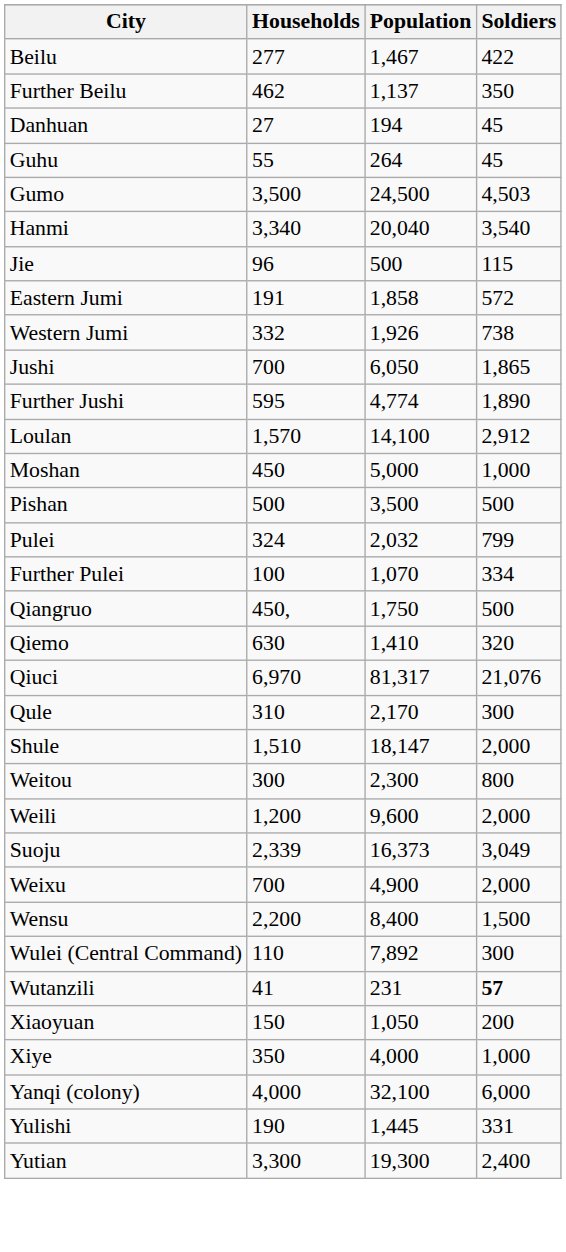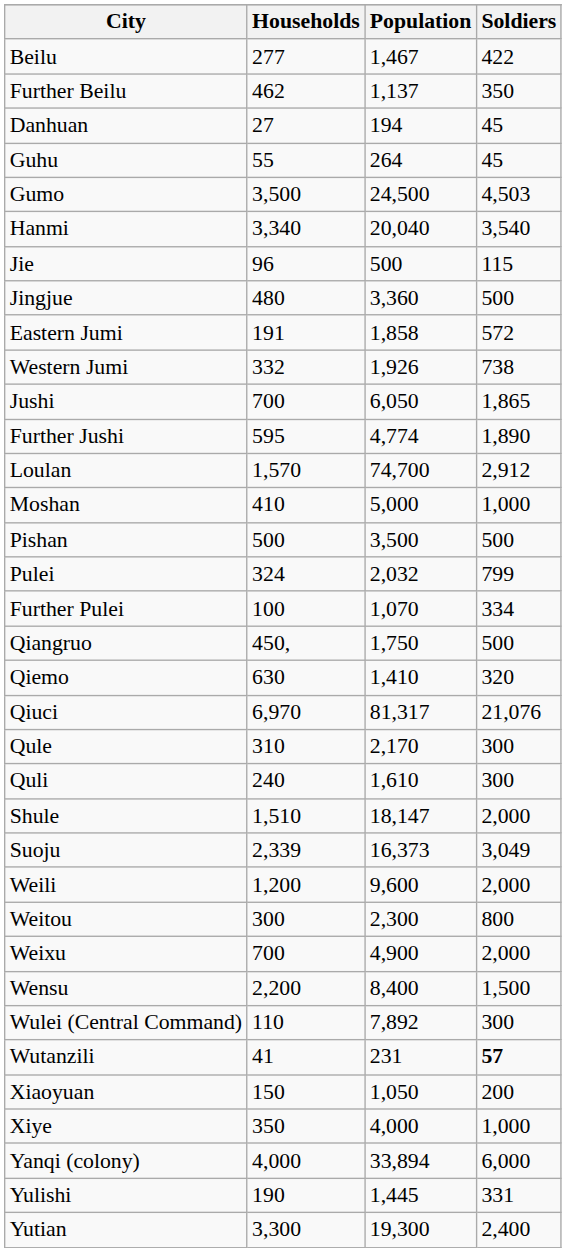+ row: (41, 297)
(400, 435) 14,100 -> (400, 470) 74,700
(268, 470) 450 -> (268, 504) 410
+ row: (29, 780)
rows swapped: (35, 849) <-> (41, 780)
(400, 1091) 32,100 -> (400, 1160) 33,894
